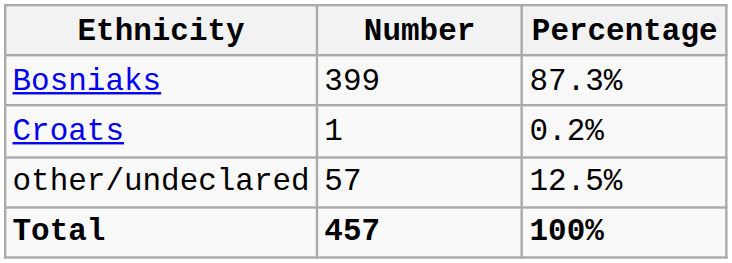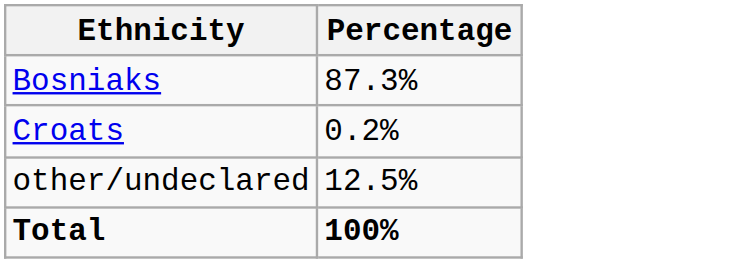- column: (420, 30)
